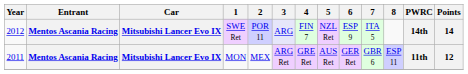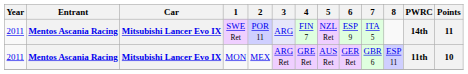(15, 32) 2012 -> (15, 32) 2011
(449, 32) 14 -> (449, 32) 11
(449, 57) 12 -> (449, 57) 10
